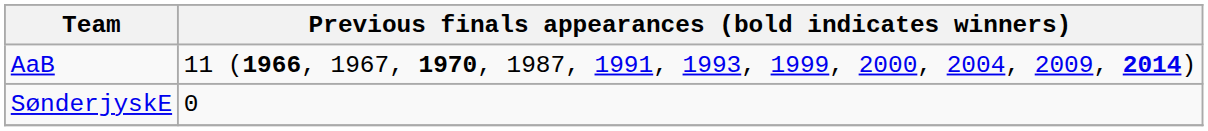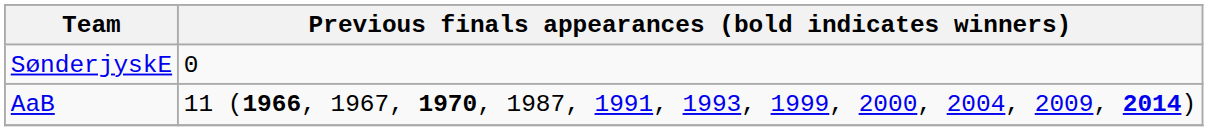rows swapped: (91, 105) <-> (33, 65)
